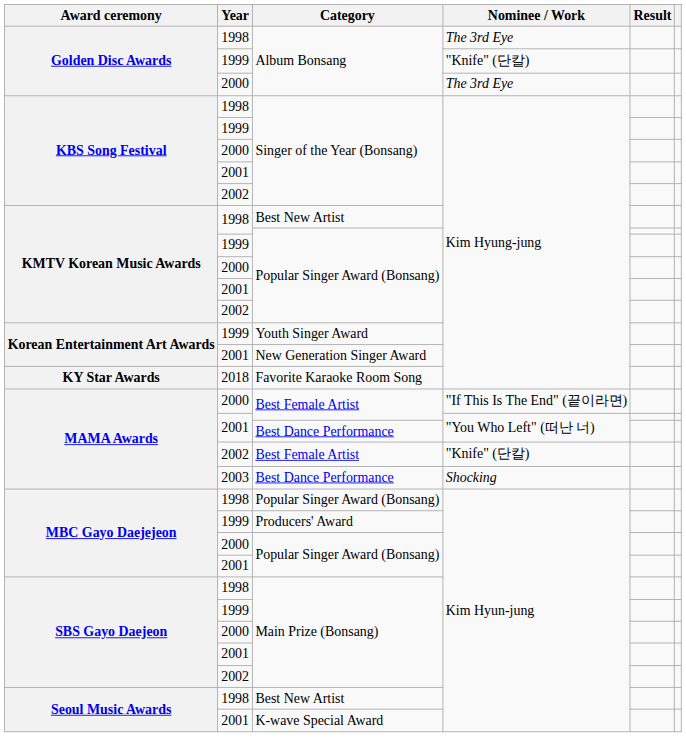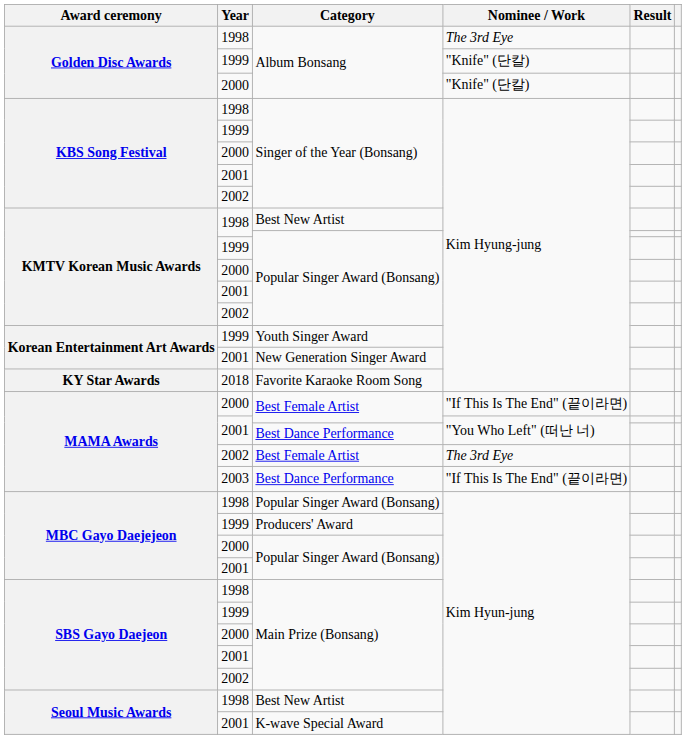(480, 84) The 3rd Eye -> (488, 85) "Knife" (단칼)
(488, 453) "Knife" (단칼) -> (480, 455) The 3rd Eye
(471, 477) Shocking -> (536, 478) "If This Is The End" (끝이라면)
